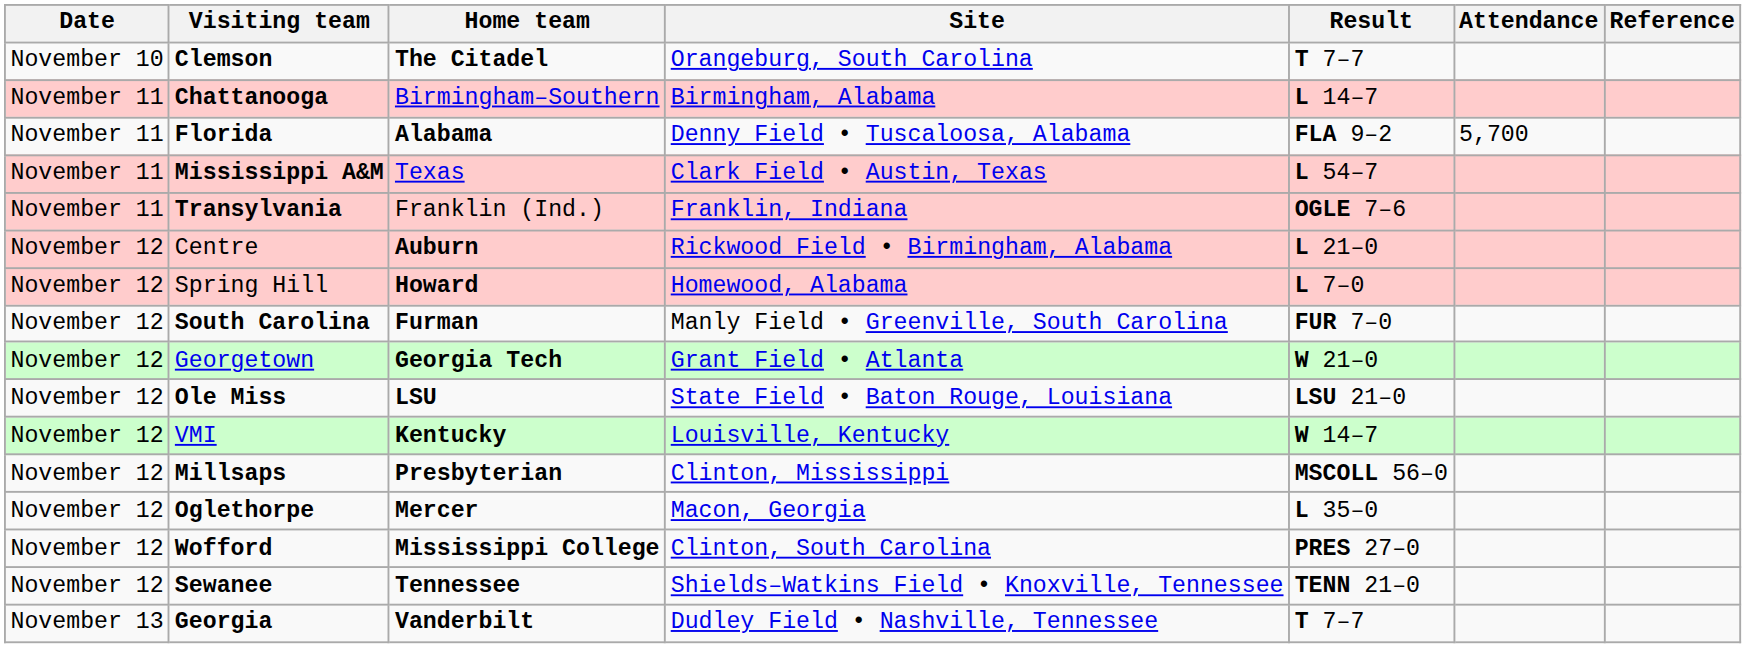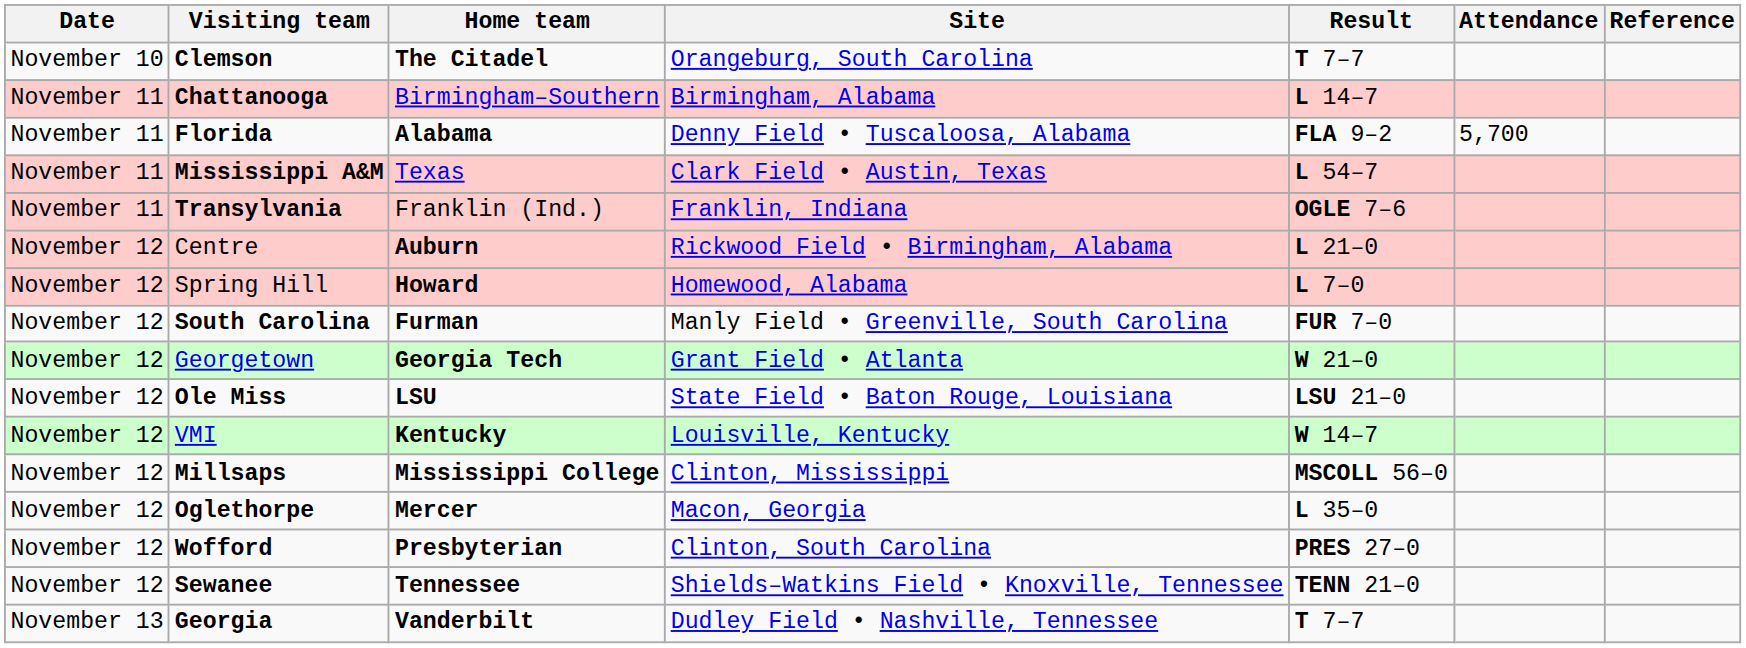(479, 474) Presbyterian -> (527, 474) Mississippi College
(527, 549) Mississippi College -> (479, 549) Presbyterian
